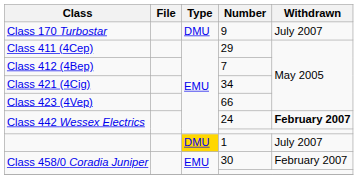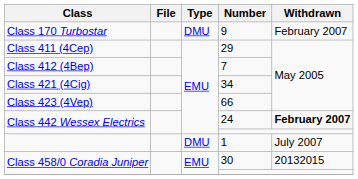(298, 31) July 2007 -> (311, 31) February 2007
(197, 142) gold background -> (197, 142) no background
(311, 160) February 2007 -> (299, 160) 20132015
